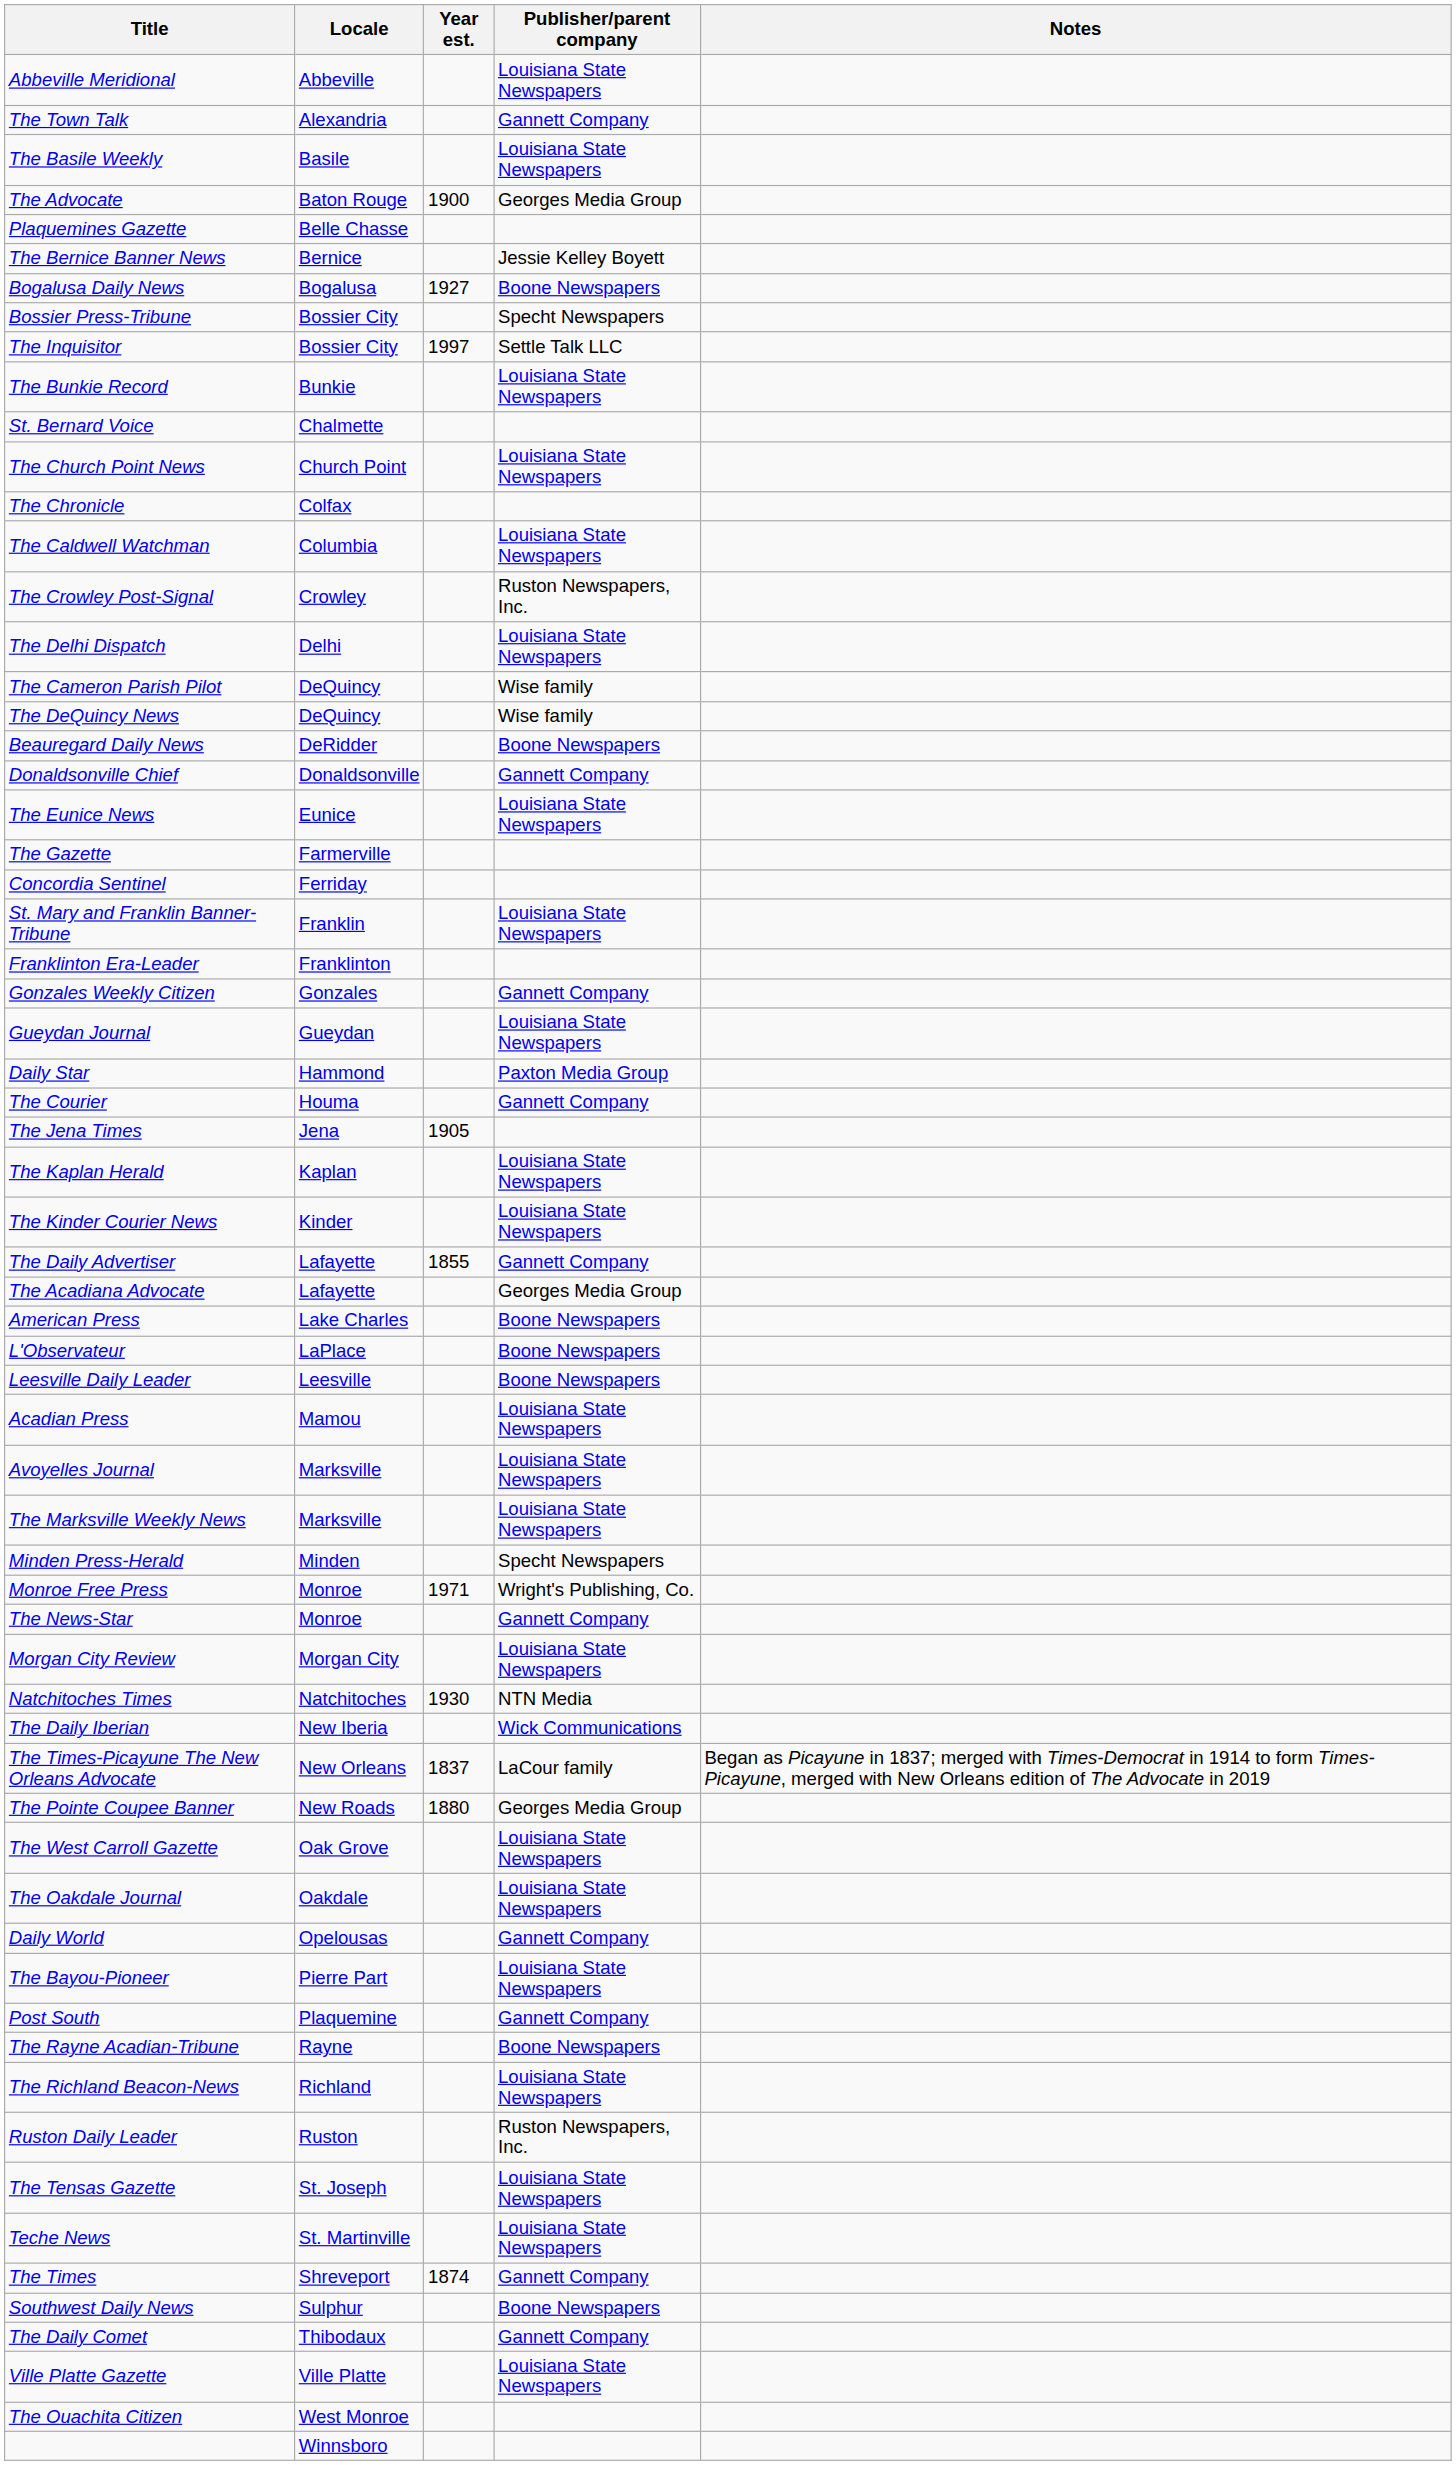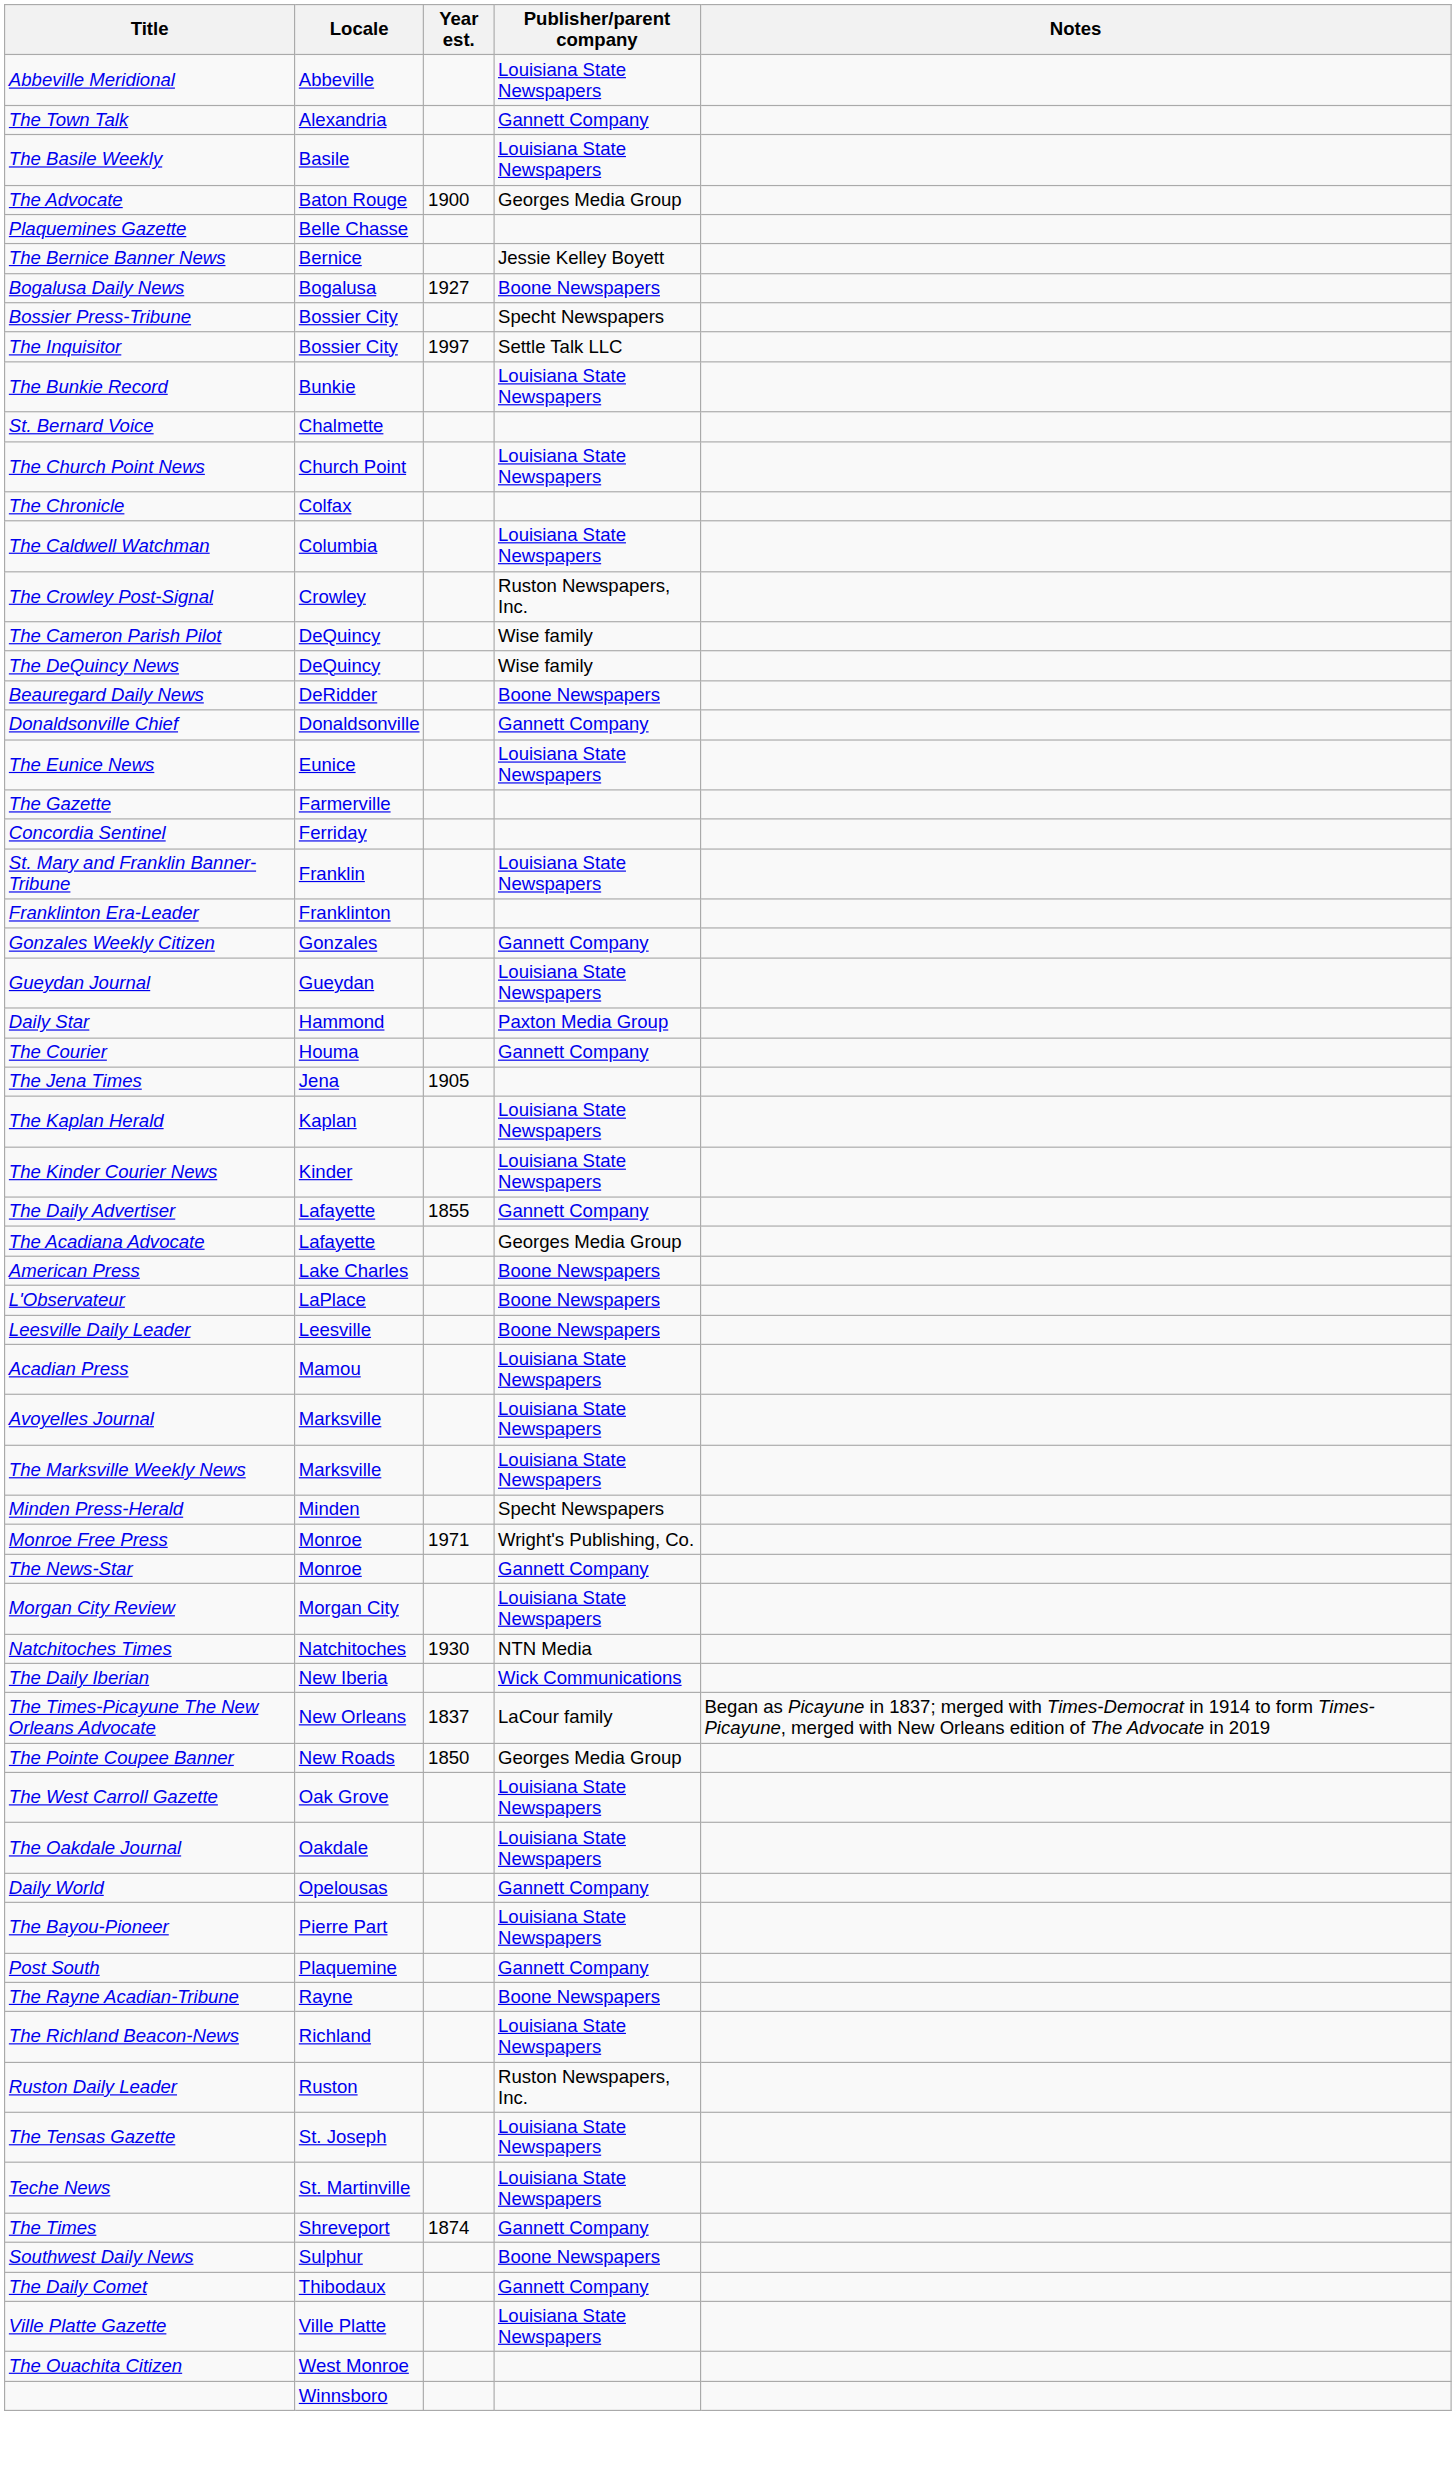- row: (87, 646)
(449, 1807) 1880 -> (449, 1757) 1850
